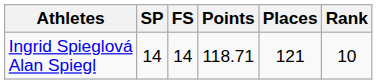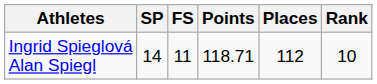(183, 56) 14 -> (183, 56) 11
(290, 56) 121 -> (290, 56) 112
